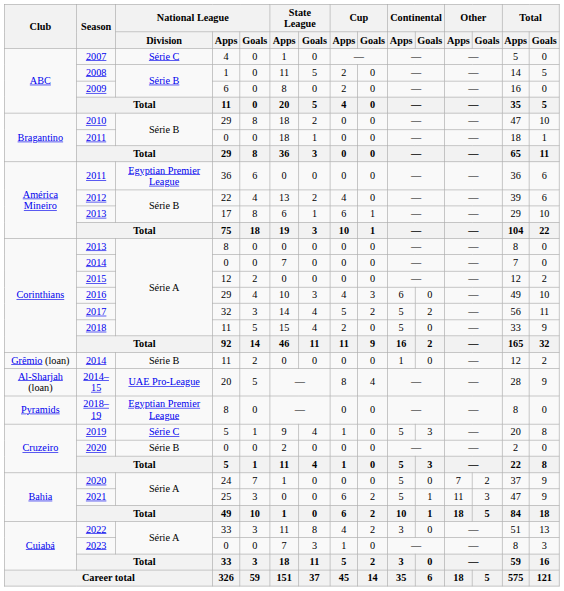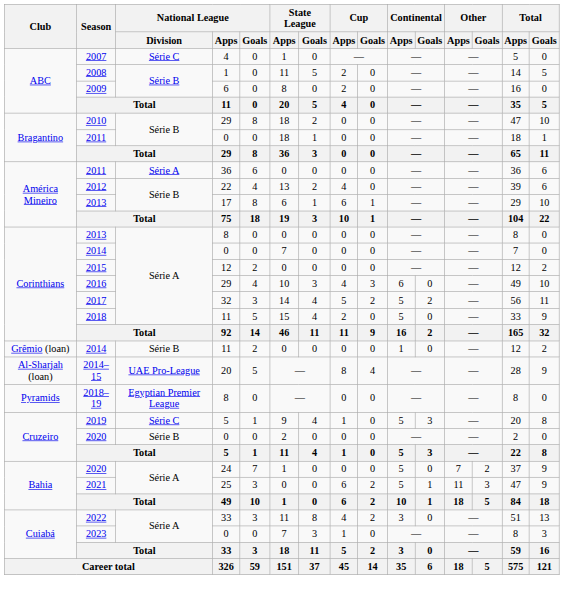(164, 176) Egyptian Premier League -> (164, 170) Série A
